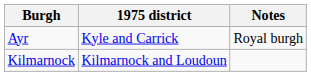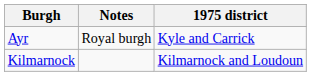columns swapped: (268, 15) <-> (154, 15)
